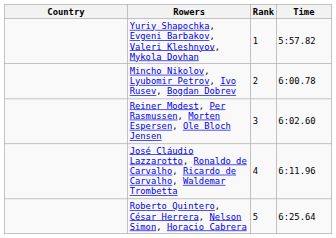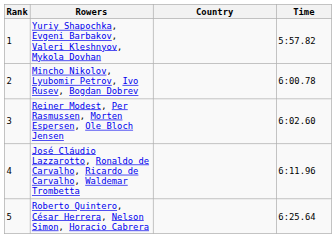columns swapped: (264, 12) <-> (66, 12)
